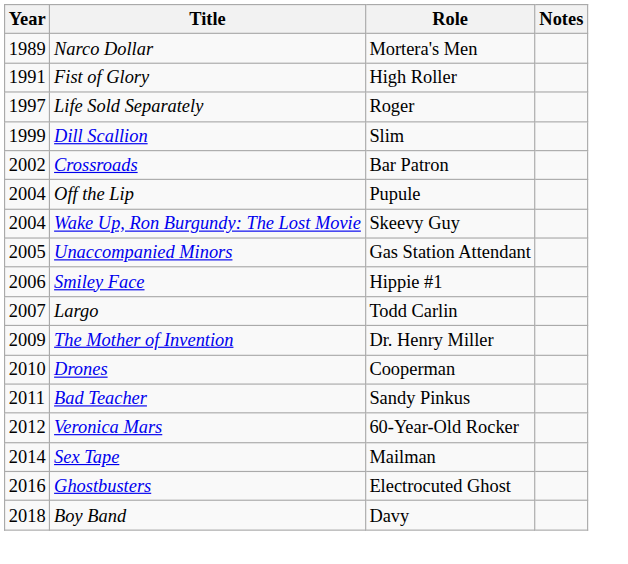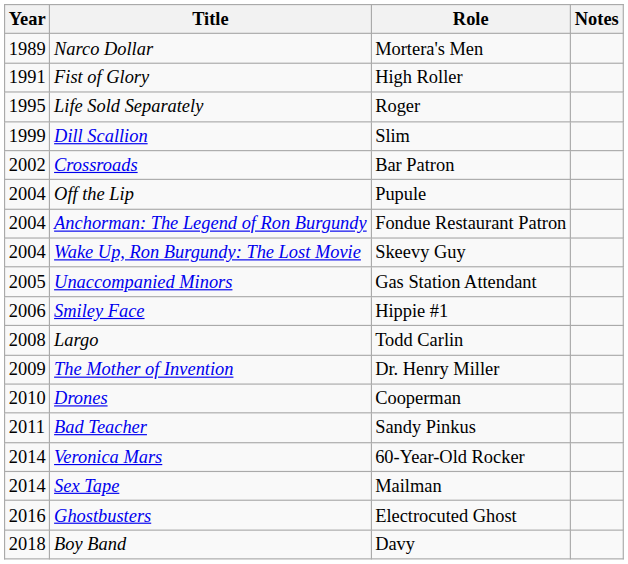(27, 106) 1997 -> (27, 106) 1995
+ row: (210, 223)
(27, 310) 2007 -> (27, 340) 2008
(27, 427) 2012 -> (27, 456) 2014
